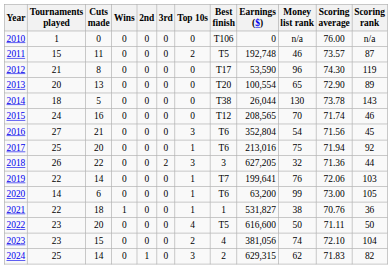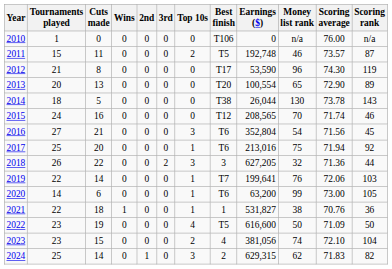(99, 225) 20 -> (99, 225) 19
(334, 225) 71.11 -> (334, 225) 71.09
